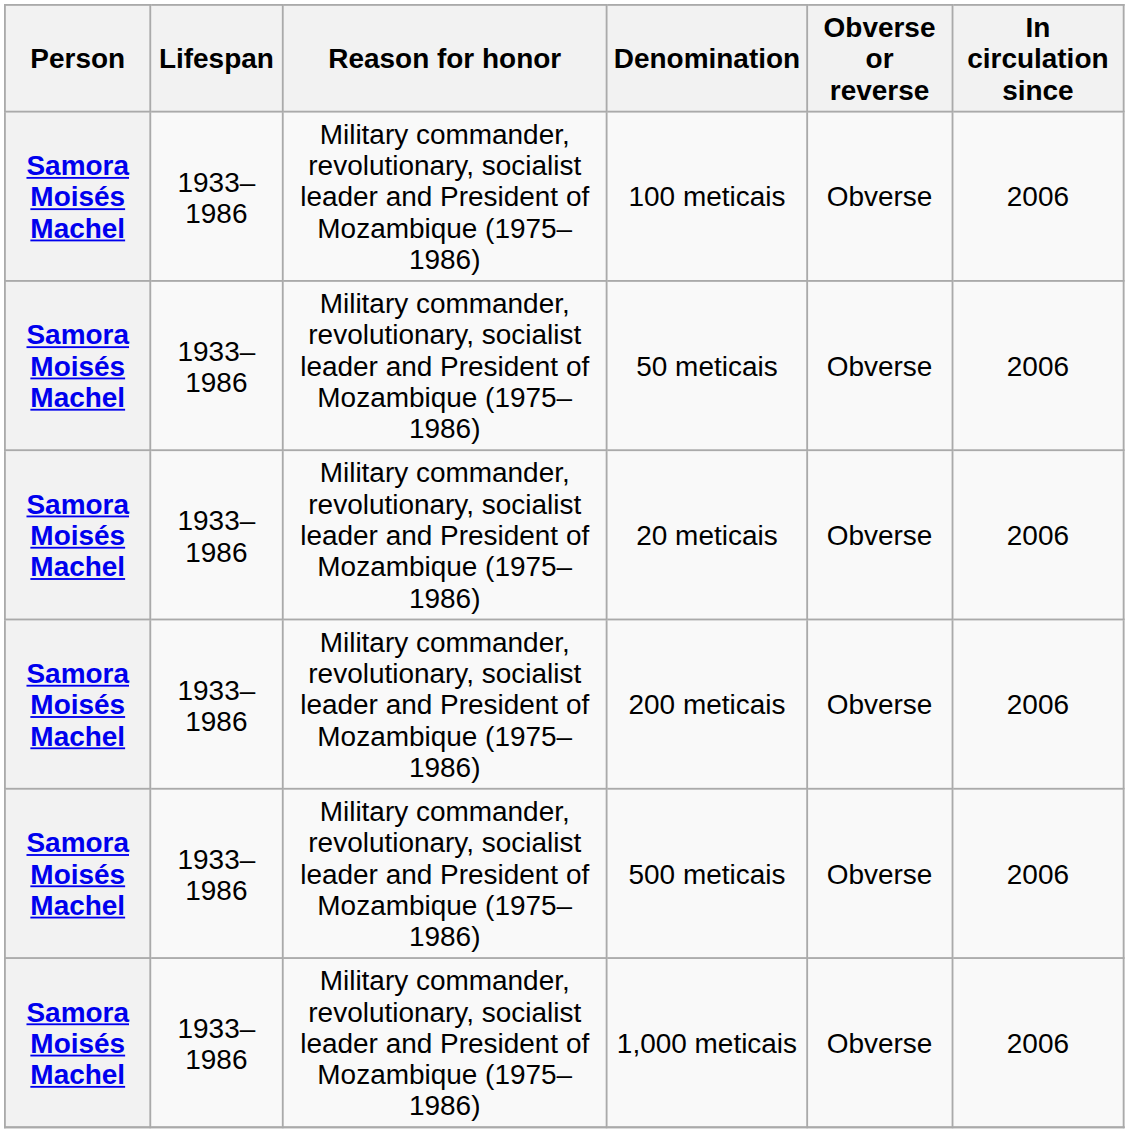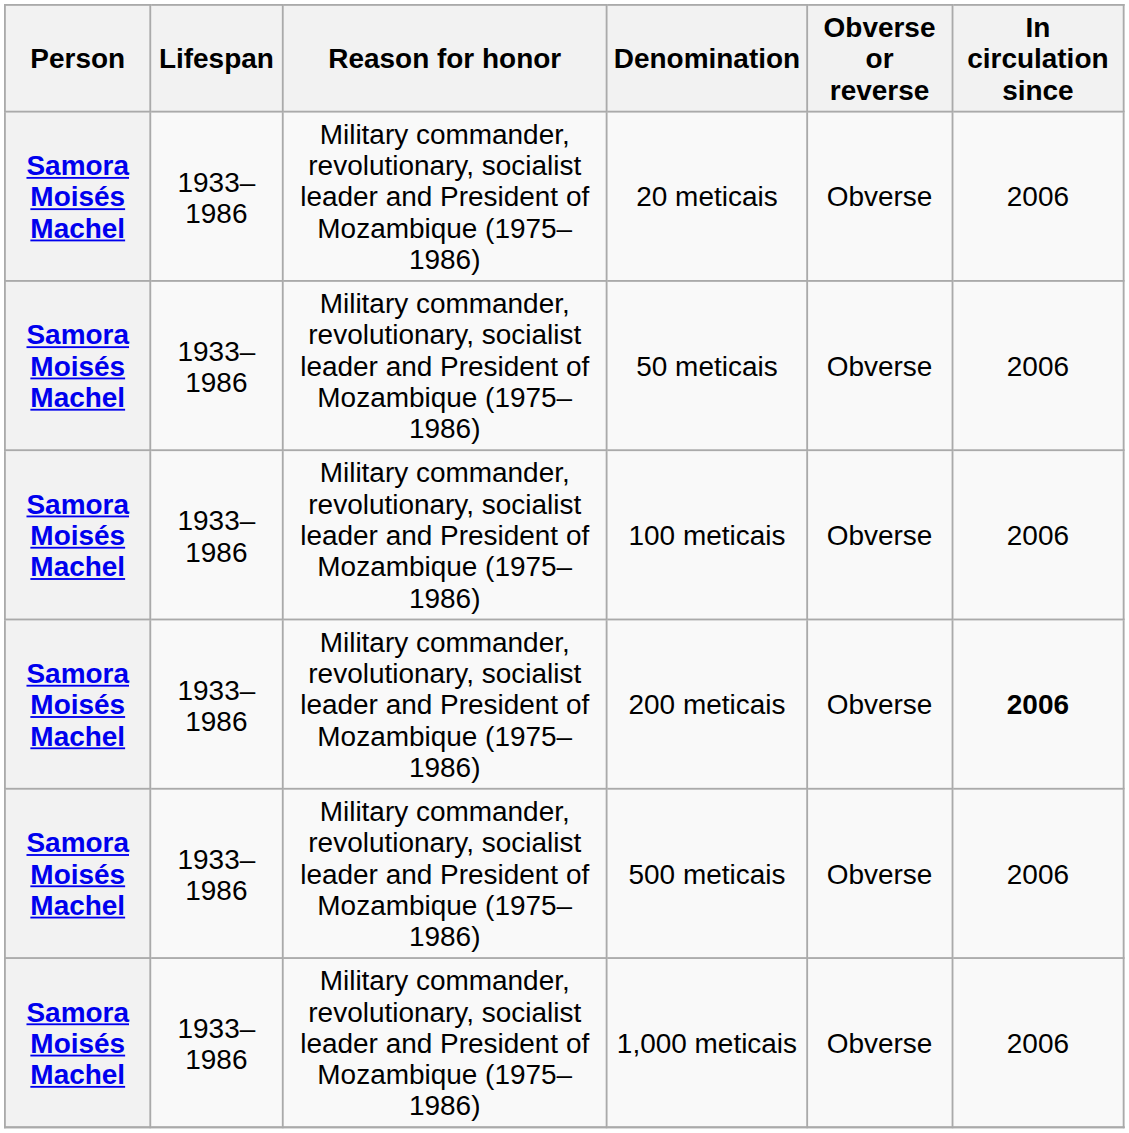rows swapped: (707, 535) <-> (707, 197)
(1038, 705) normal -> (1038, 705) bold
